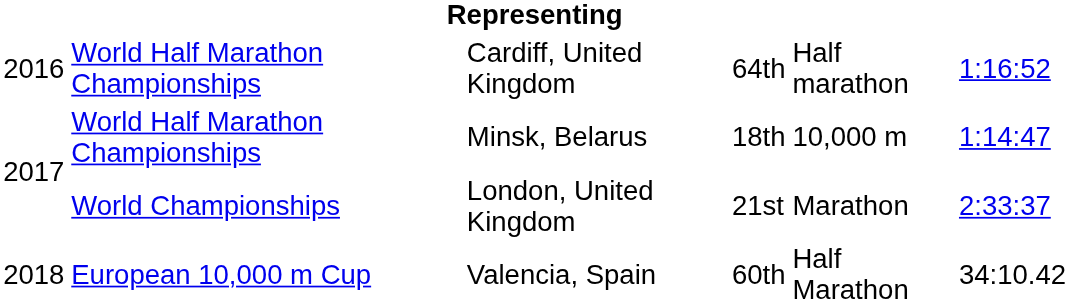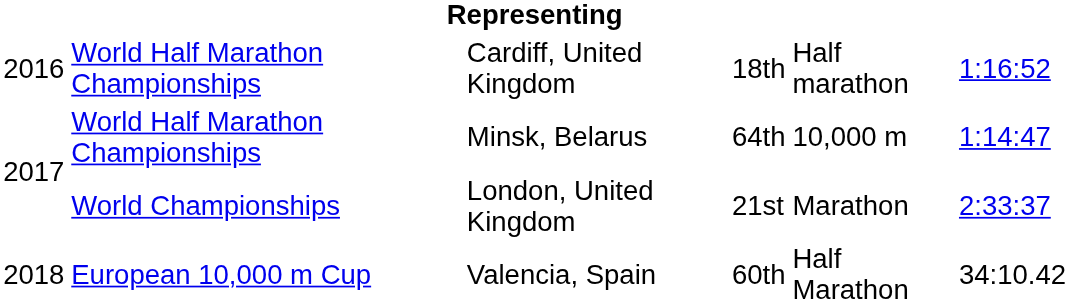(759, 68) 64th -> (759, 68) 18th
(759, 137) 18th -> (759, 137) 64th
